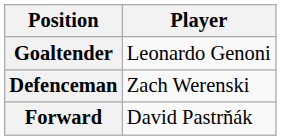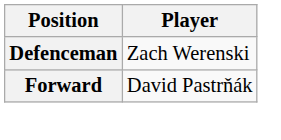- row: (63, 53)
